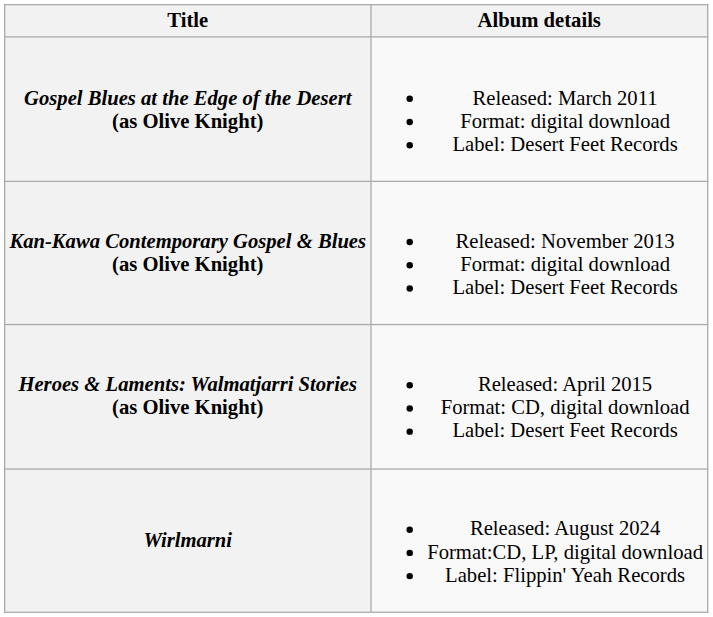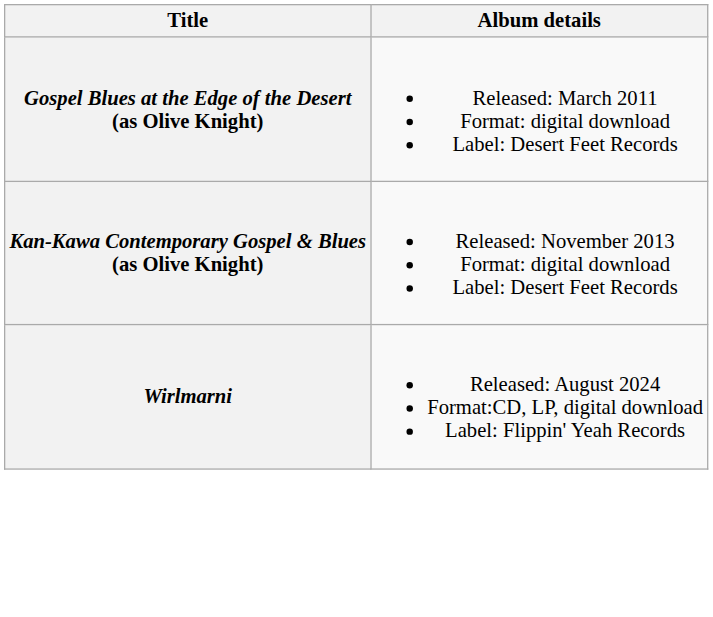- row: (188, 396)
